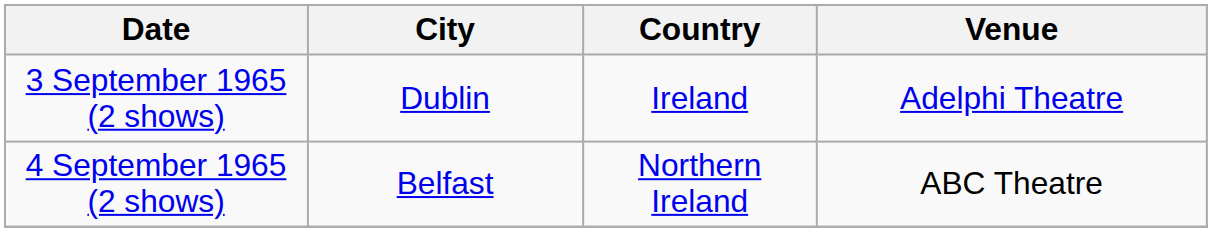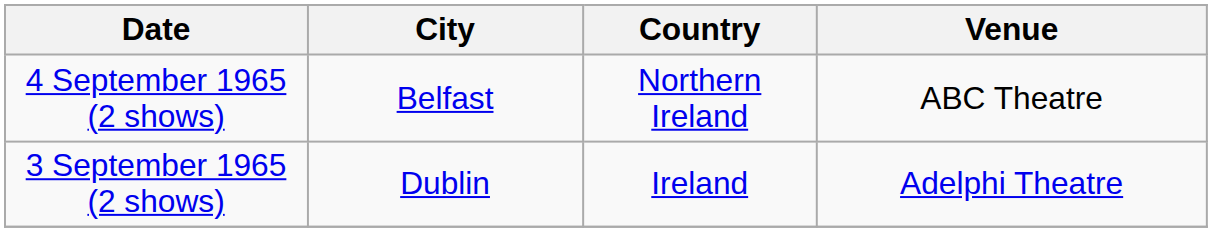rows swapped: (156, 97) <-> (156, 183)
